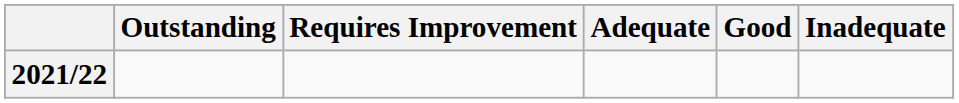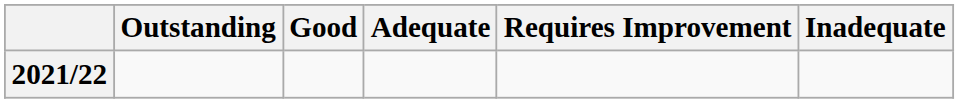columns swapped: (758, 27) <-> (433, 27)
